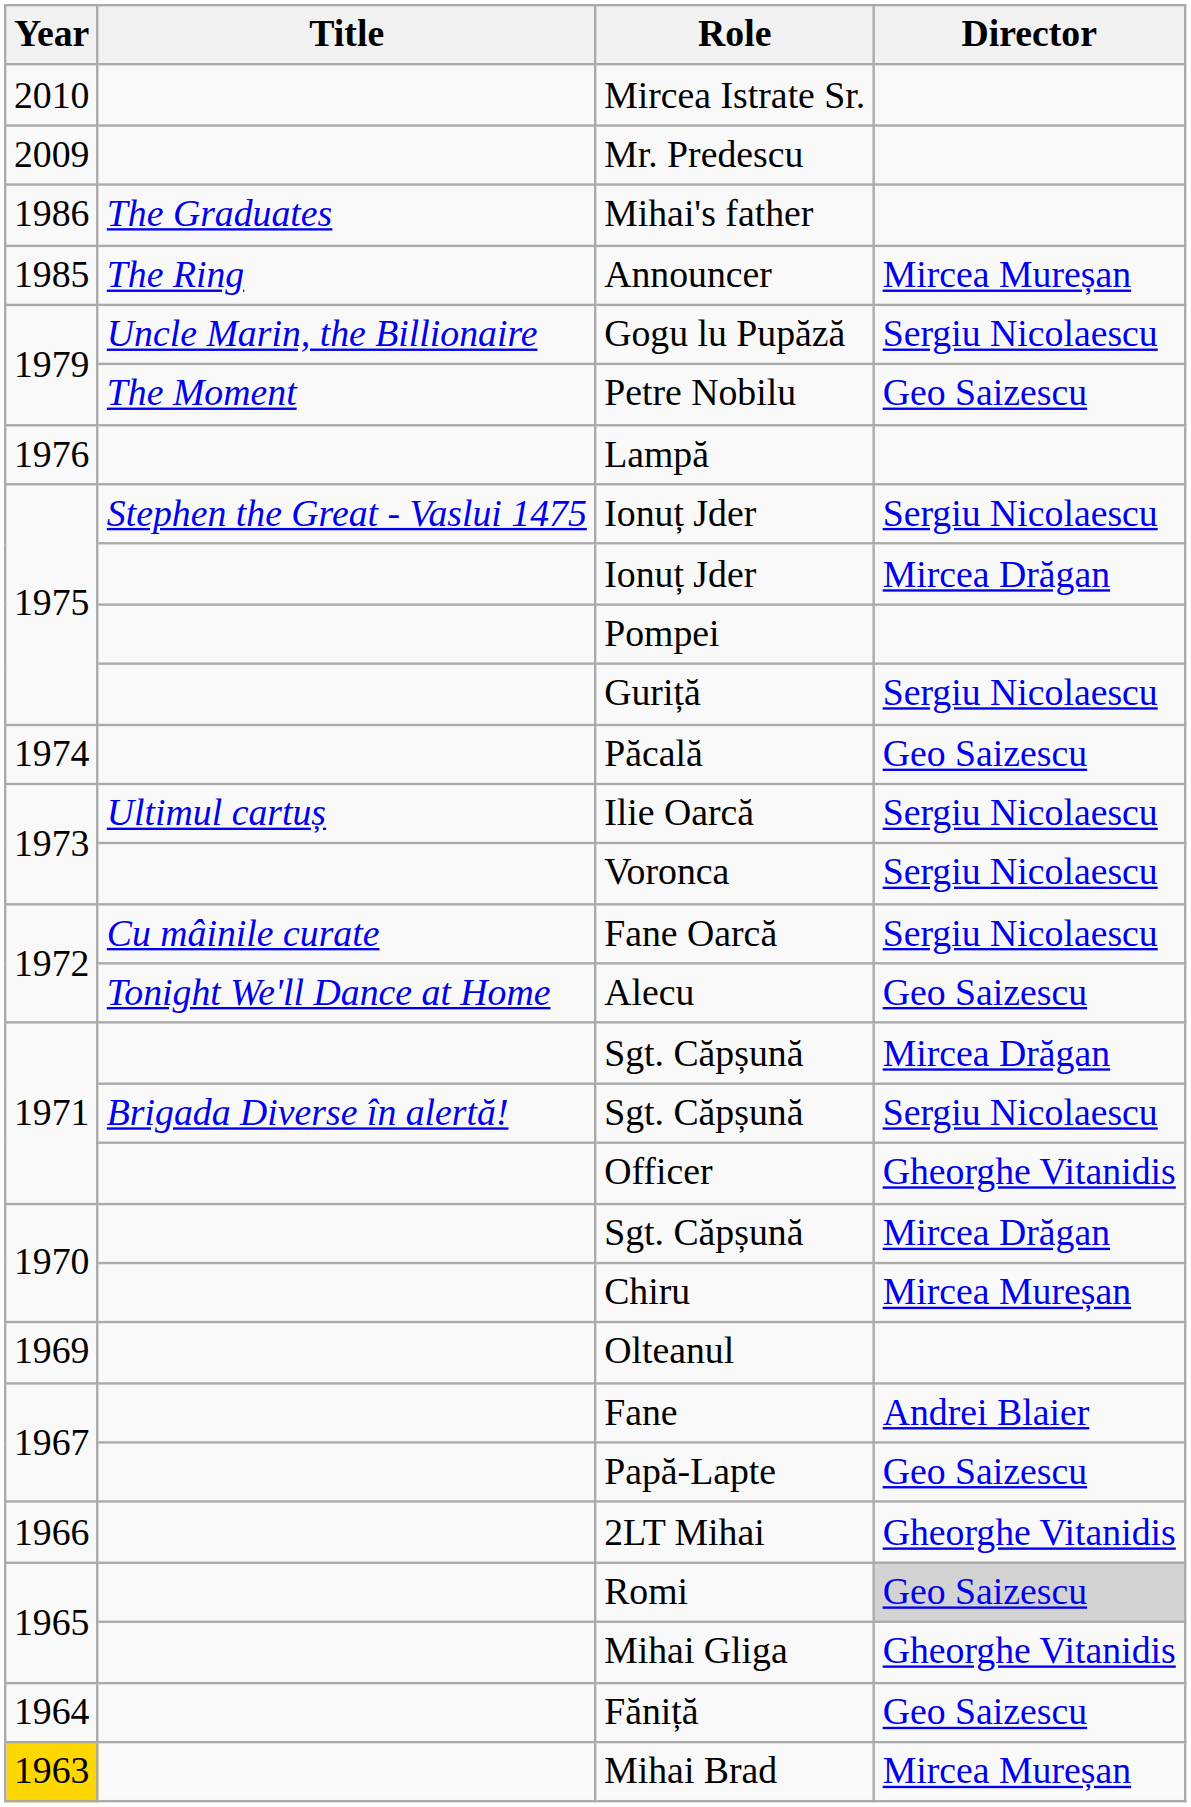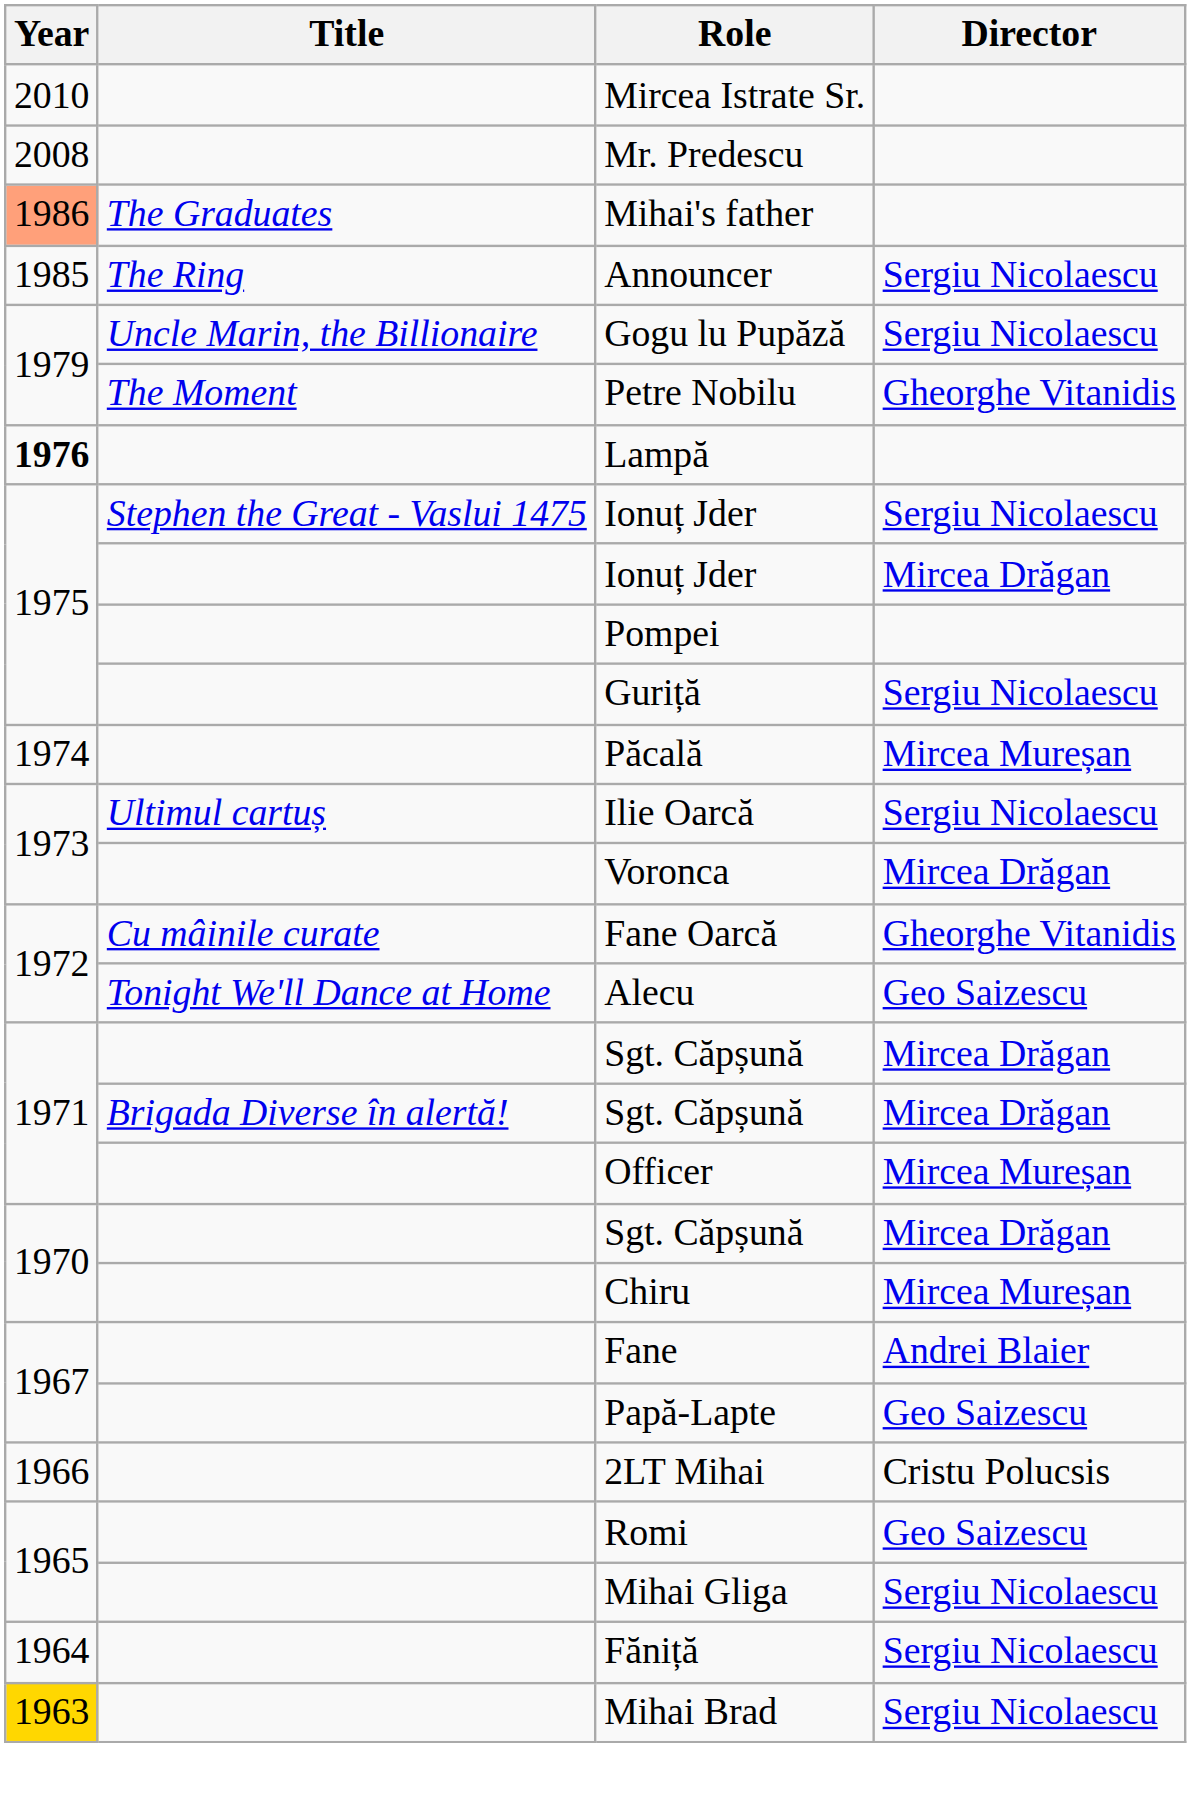(52, 154) 2009 -> (52, 154) 2008
(52, 214) no background -> (52, 214) lightsalmon background
(1007, 273) Mircea Mureșan -> (1020, 273) Sergiu Nicolaescu
(985, 393) Geo Saizescu -> (1029, 393) Gheorghe Vitanidis
(52, 453) normal -> (52, 453) bold
(985, 753) Geo Saizescu -> (1007, 753) Mircea Mureșan
(1020, 872) Sergiu Nicolaescu -> (996, 872) Mircea Drăgan
(1020, 932) Sergiu Nicolaescu -> (1029, 932) Gheorghe Vitanidis
(1020, 1112) Sergiu Nicolaescu -> (996, 1112) Mircea Drăgan
(1029, 1172) Gheorghe Vitanidis -> (1007, 1172) Mircea Mureșan
- row: (347, 1353)
(1029, 1531) Gheorghe Vitanidis -> (996, 1471) Cristu Polucsis
(985, 1591) lightgrey background -> (985, 1531) no background
(1029, 1651) Gheorghe Vitanidis -> (1020, 1591) Sergiu Nicolaescu
(985, 1711) Geo Saizescu -> (1020, 1651) Sergiu Nicolaescu
(1007, 1771) Mircea Mureșan -> (1020, 1711) Sergiu Nicolaescu
